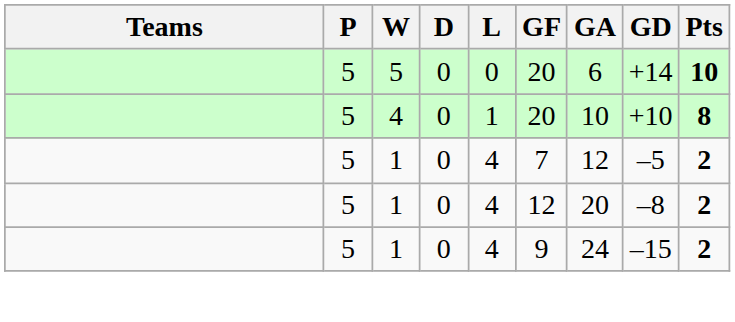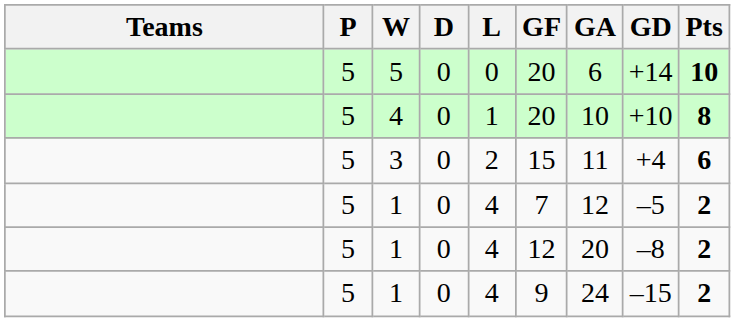+ row: (164, 160)
